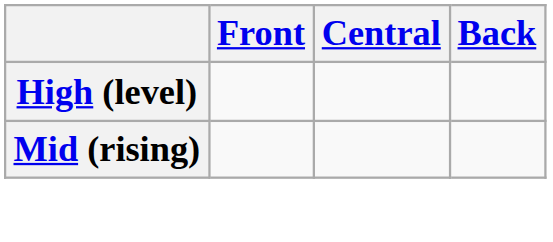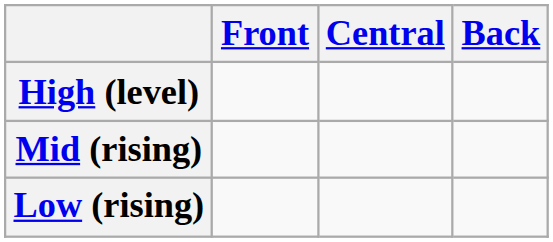+ row: (109, 206)
